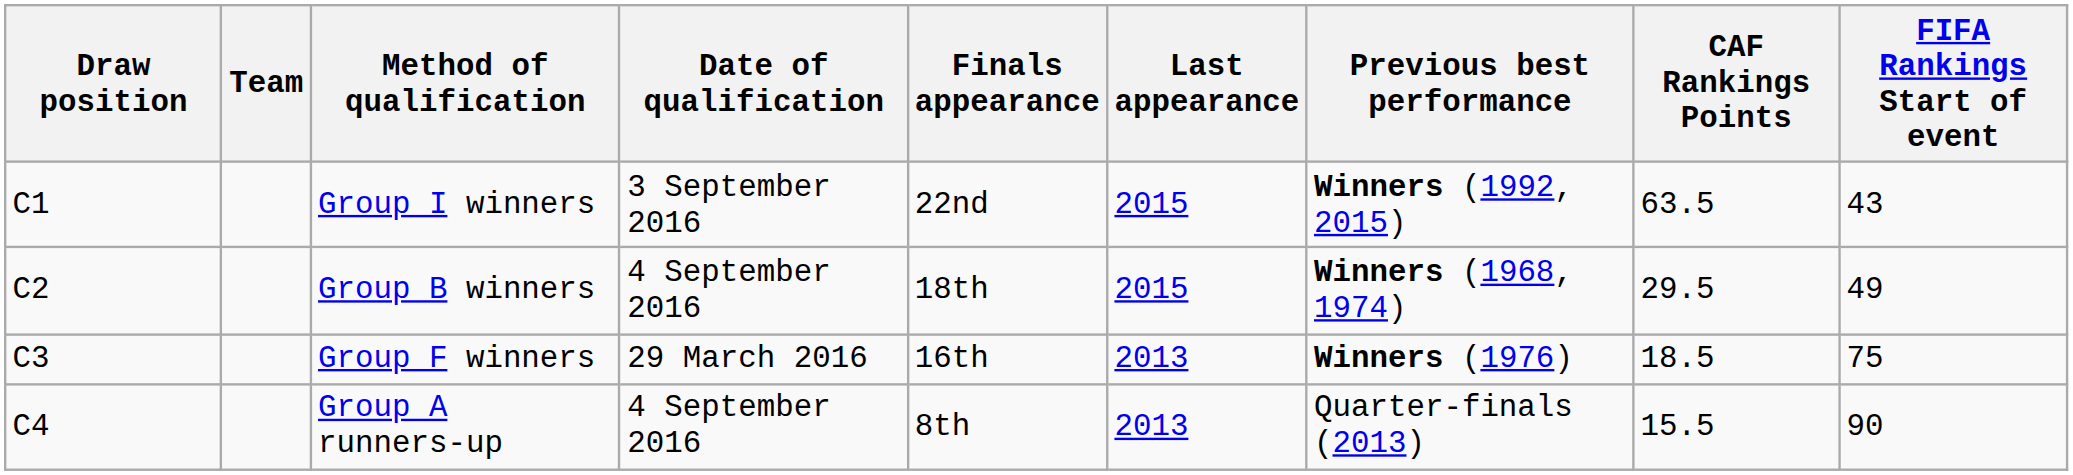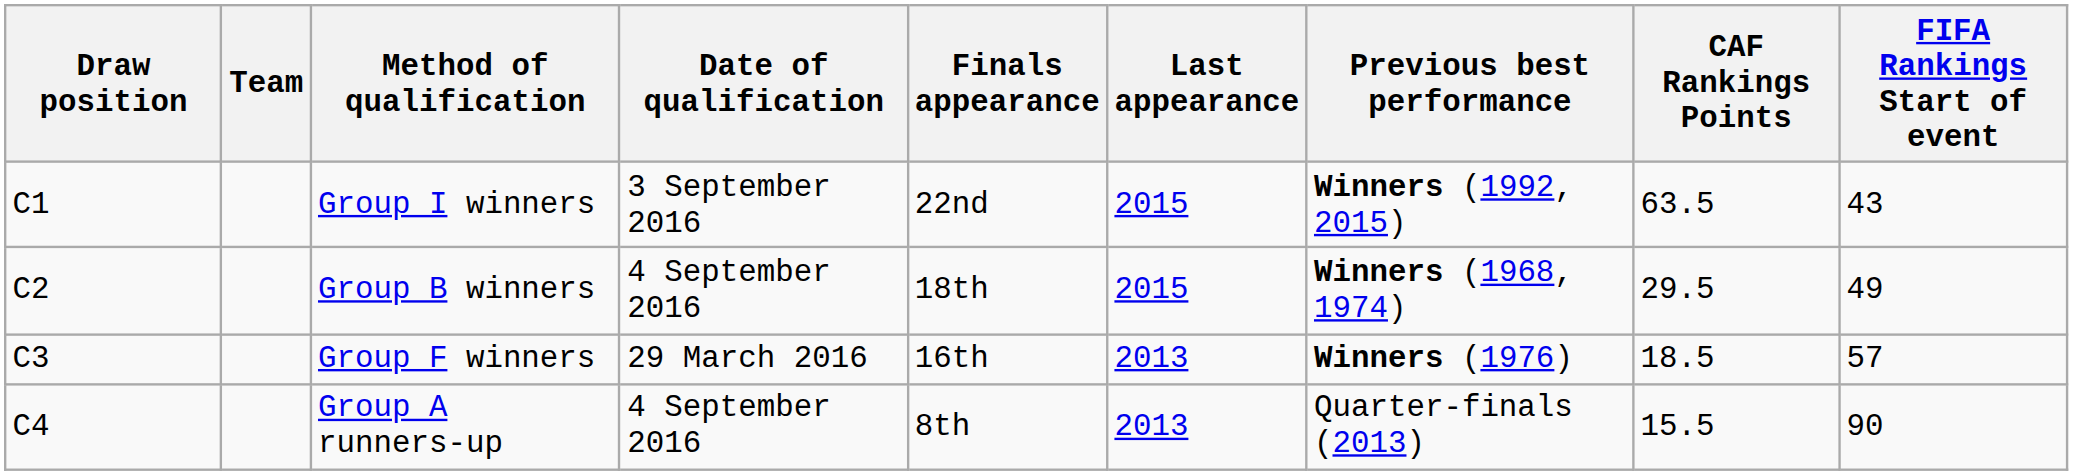(1865, 359) 75 -> (1865, 359) 57
